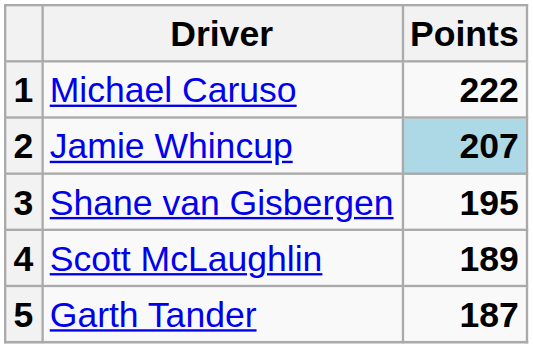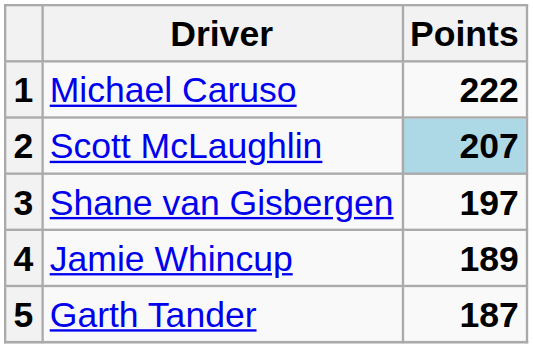(171, 146) Jamie Whincup -> (186, 146) Scott McLaughlin
(489, 202) 195 -> (489, 202) 197
(186, 259) Scott McLaughlin -> (171, 259) Jamie Whincup
